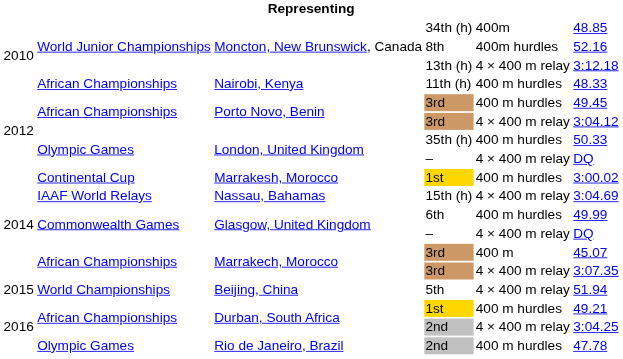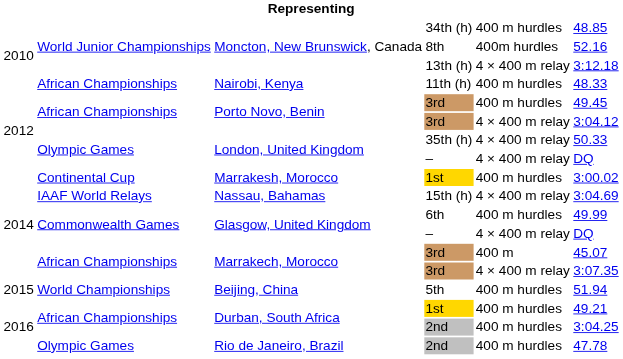(493, 27) 400m -> (519, 27) 400 m hurdles
(519, 140) 400 m hurdles -> (523, 140) 4 × 400 m relay
(523, 289) 4 × 400 m relay -> (519, 289) 400 m hurdles
(523, 327) 4 × 400 m relay -> (519, 327) 400 m hurdles
